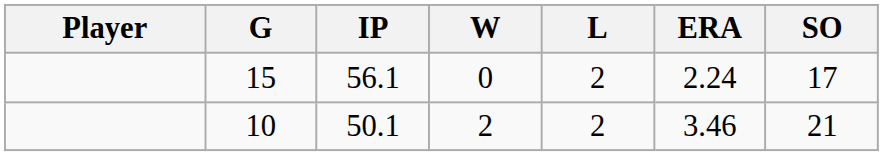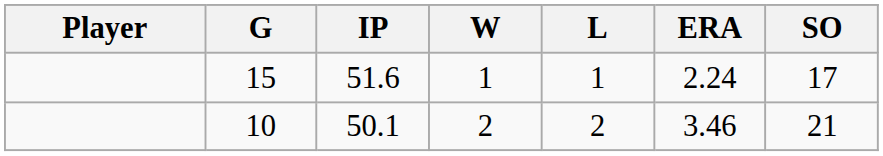(373, 77) 56.1 -> (373, 77) 51.6
(485, 77) 0 -> (485, 77) 1
(598, 77) 2 -> (598, 77) 1
